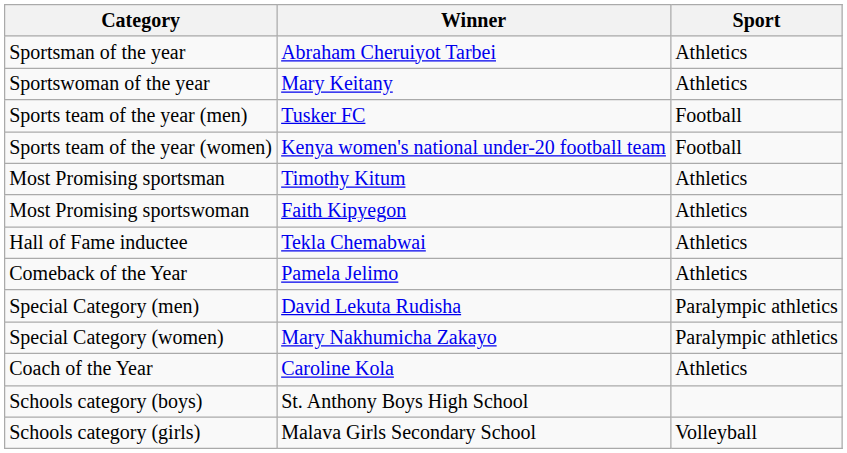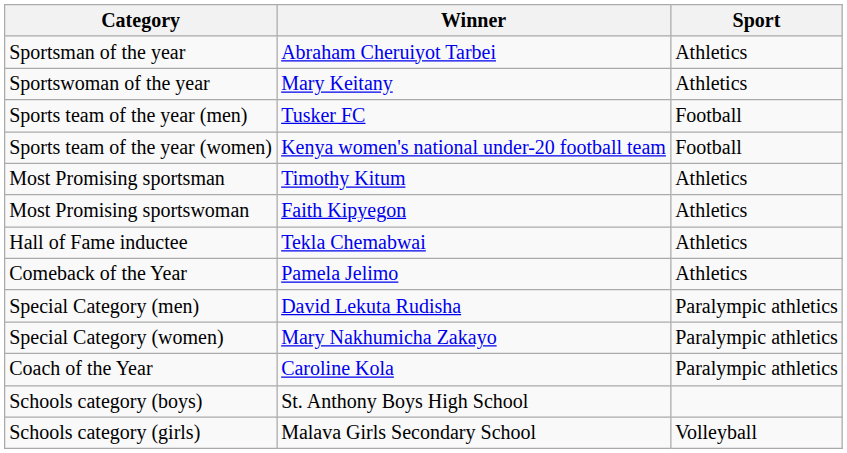(711, 369) Athletics -> (756, 369) Paralympic athletics
